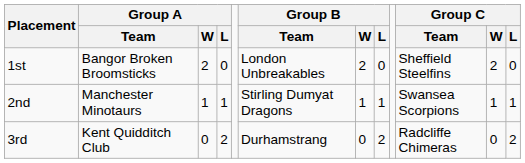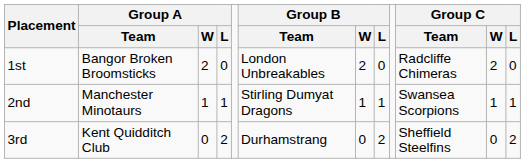(425, 66) Sheffield Steelfins -> (428, 66) Radcliffe Chimeras
(428, 139) Radcliffe Chimeras -> (425, 139) Sheffield Steelfins
